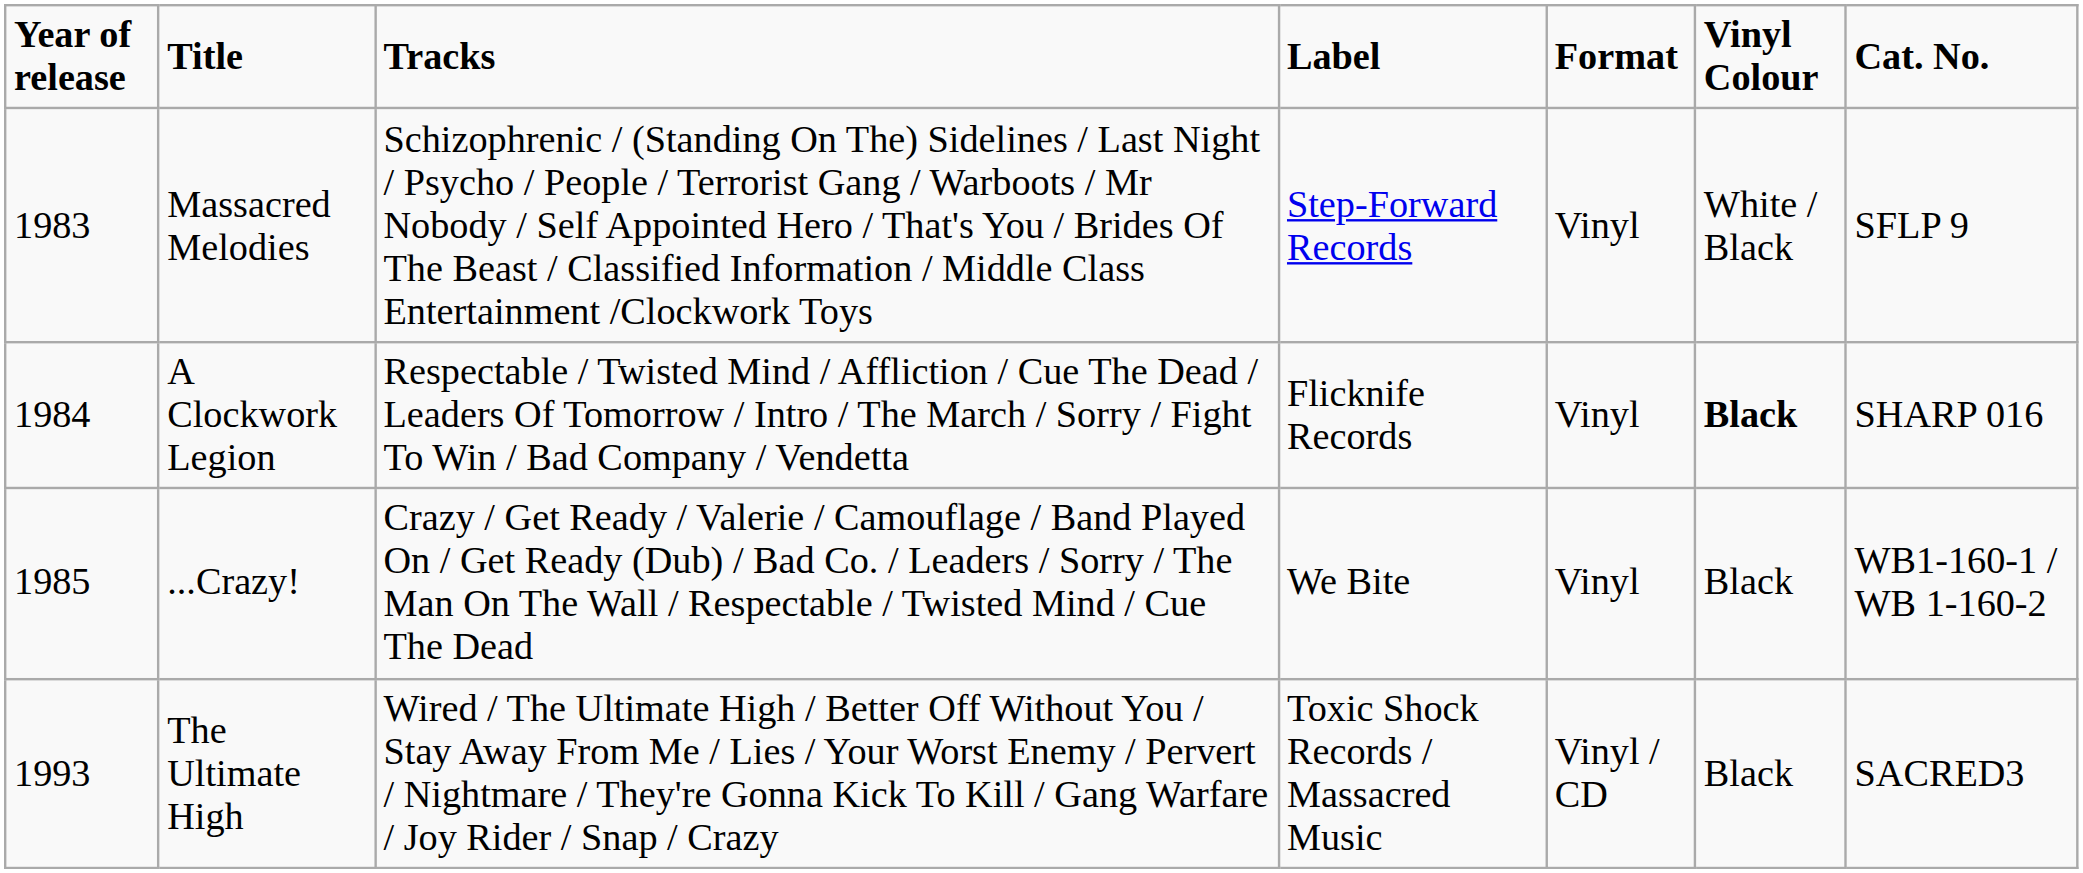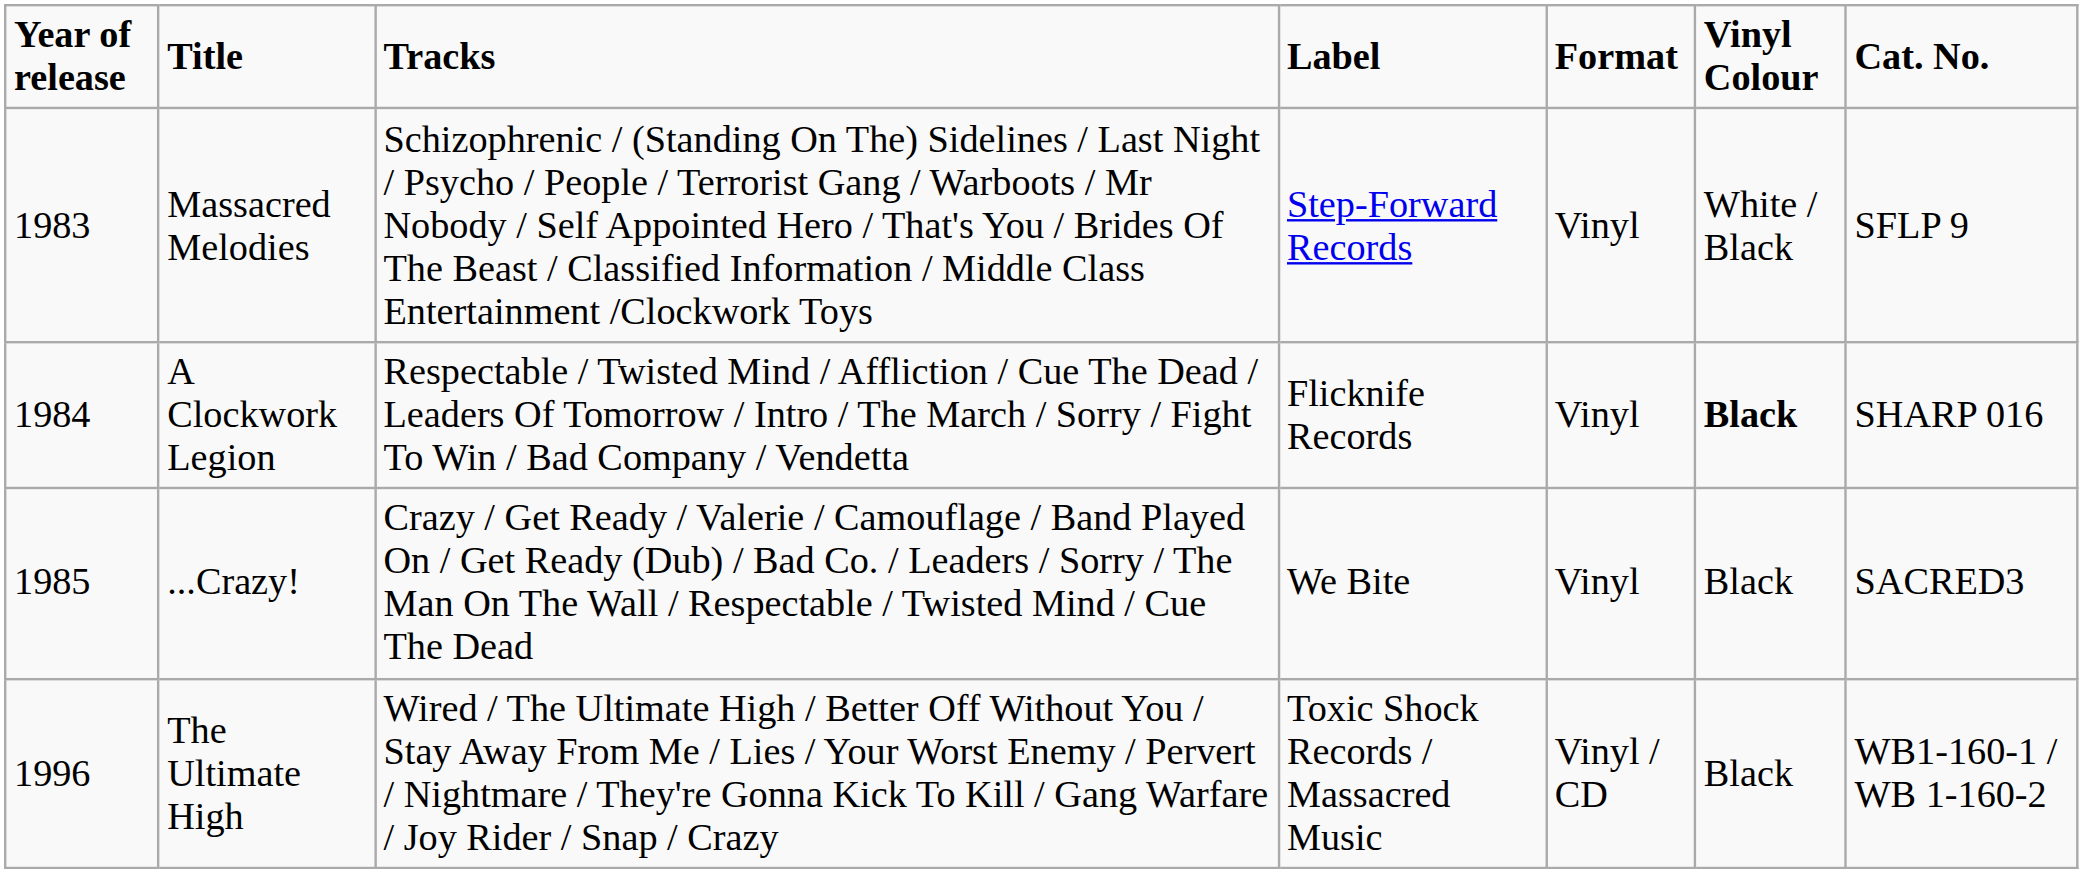(1956, 582) WB1-160-1 / WB 1-160-2 -> (1939, 582) SACRED3
(52, 772) 1993 -> (52, 772) 1996
(1939, 772) SACRED3 -> (1956, 772) WB1-160-1 / WB 1-160-2
